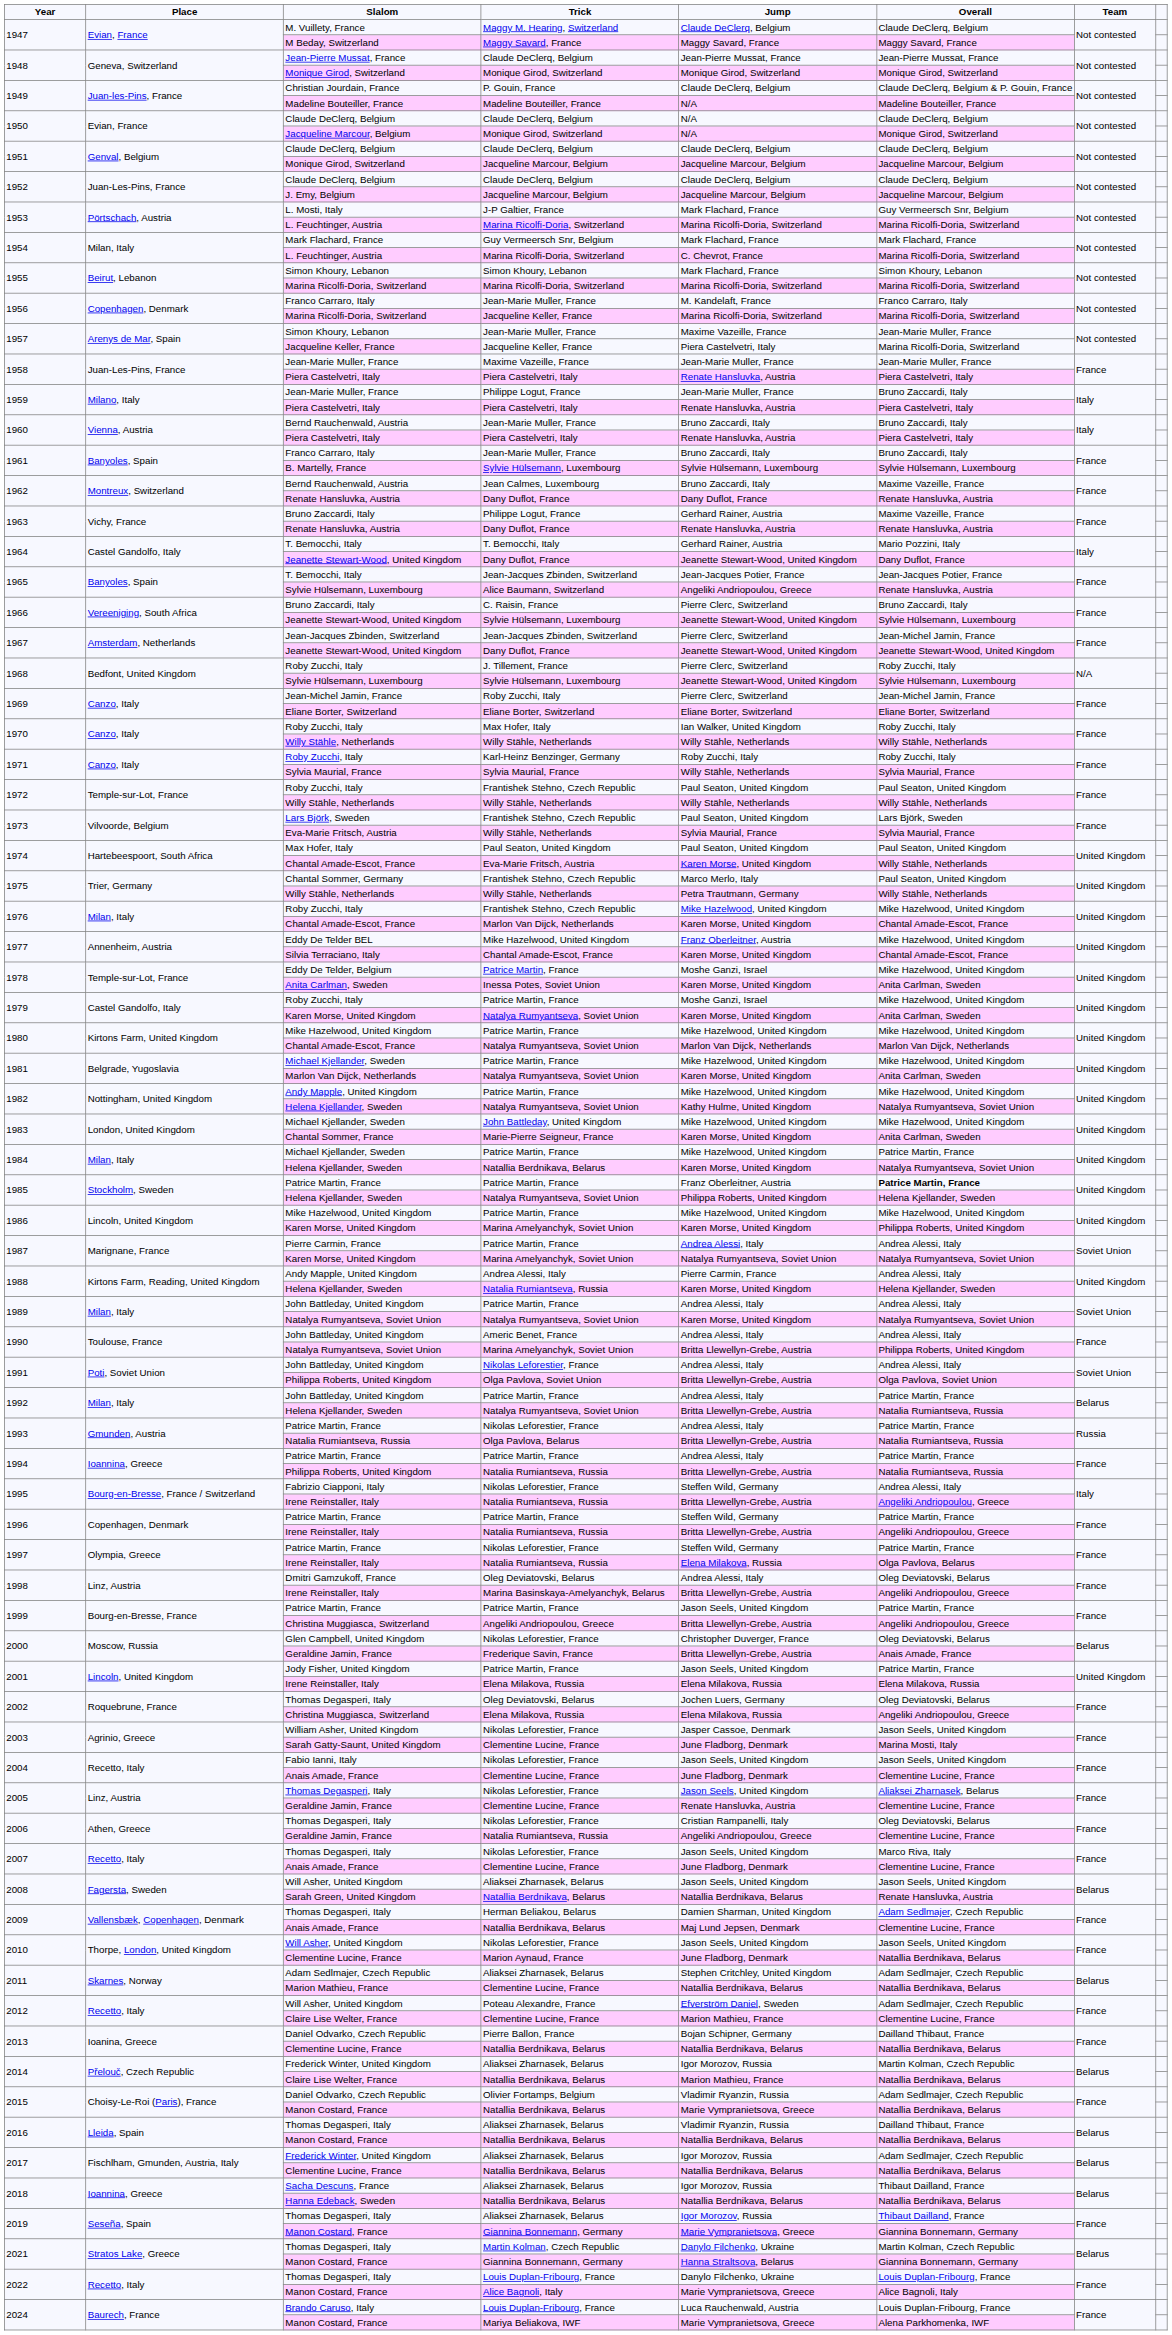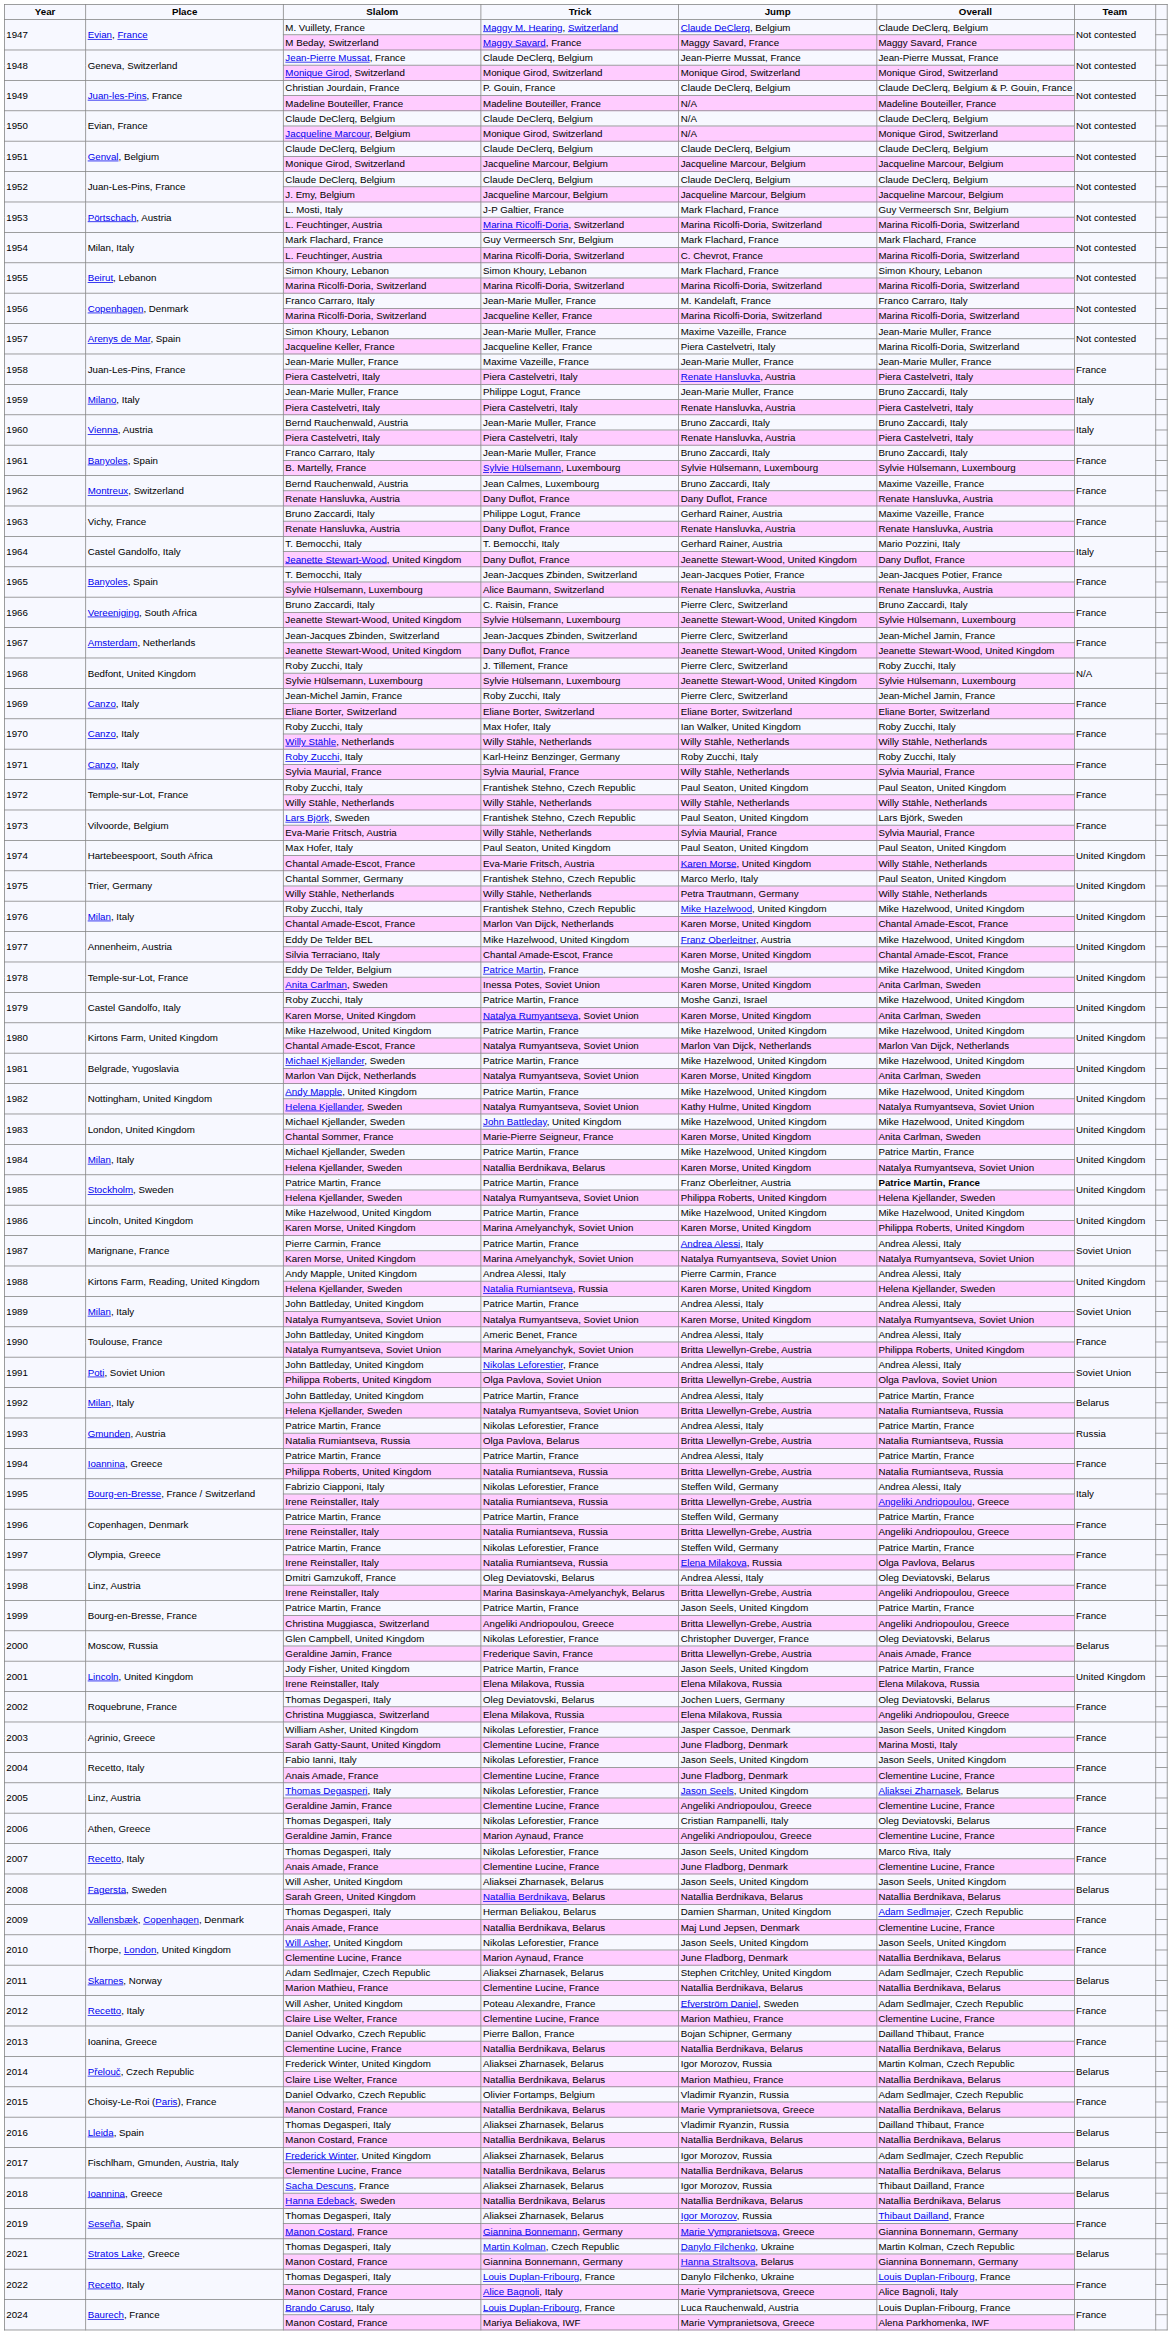(746, 590) Angeliki Andriopoulou, Greece -> (738, 590) Renate Hansluvka, Austria
(738, 1806) Renate Hansluvka, Austria -> (746, 1806) Angeliki Andriopoulou, Greece
(545, 1836) Natalia Rumiantseva, Russia -> (533, 1836) Marion Aynaud, France
(936, 1897) Renate Hansluvka, Austria -> (940, 1897) Natallia Berdnikava, Belarus
